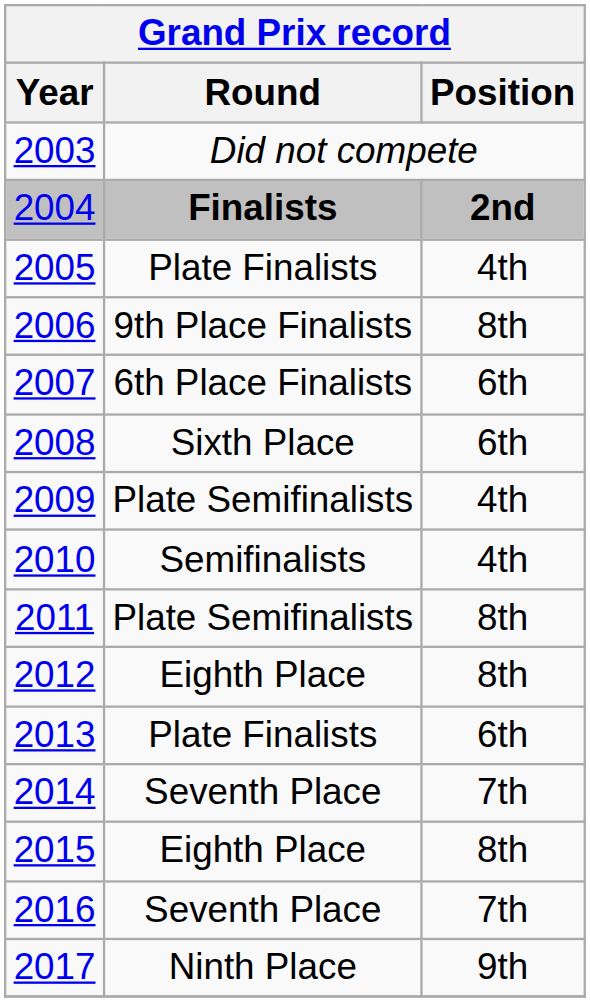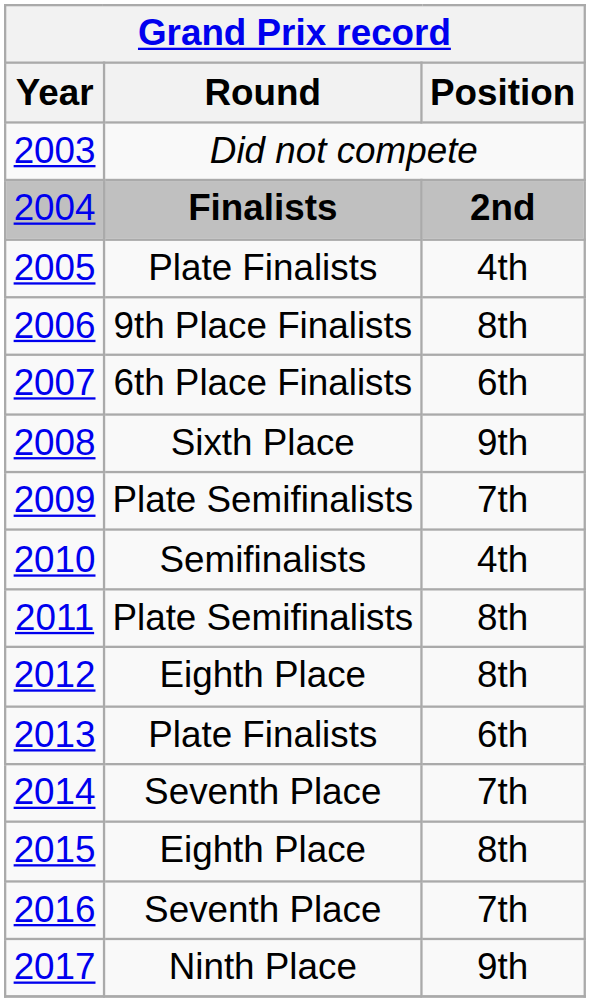(503, 442) 6th -> (503, 442) 9th
(503, 500) 4th -> (503, 500) 7th
